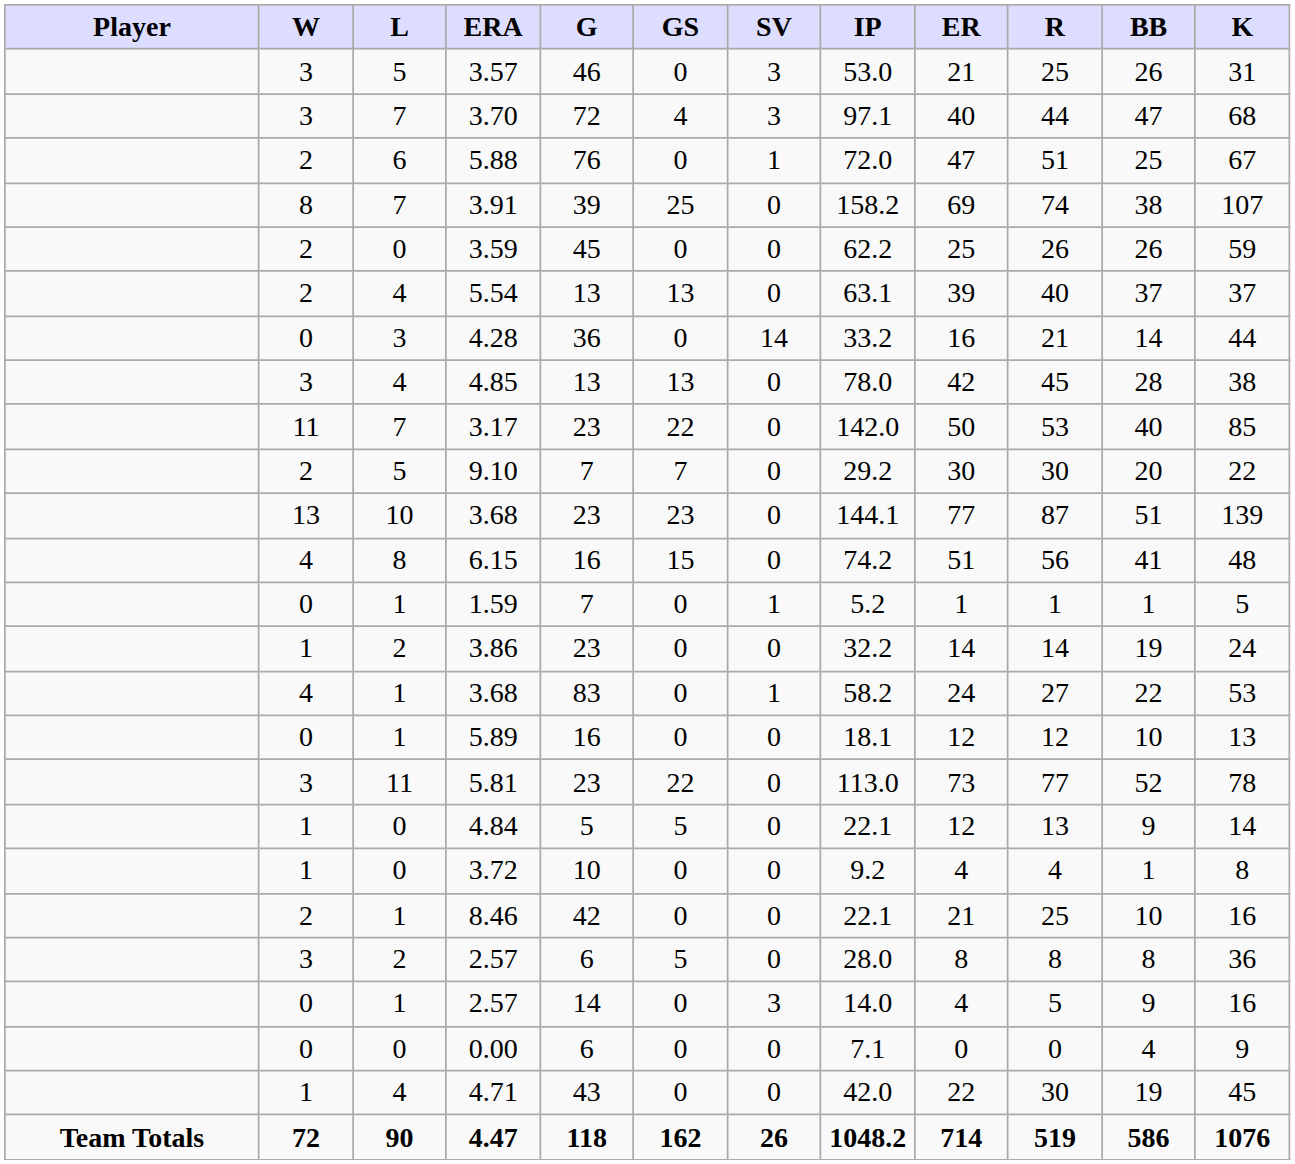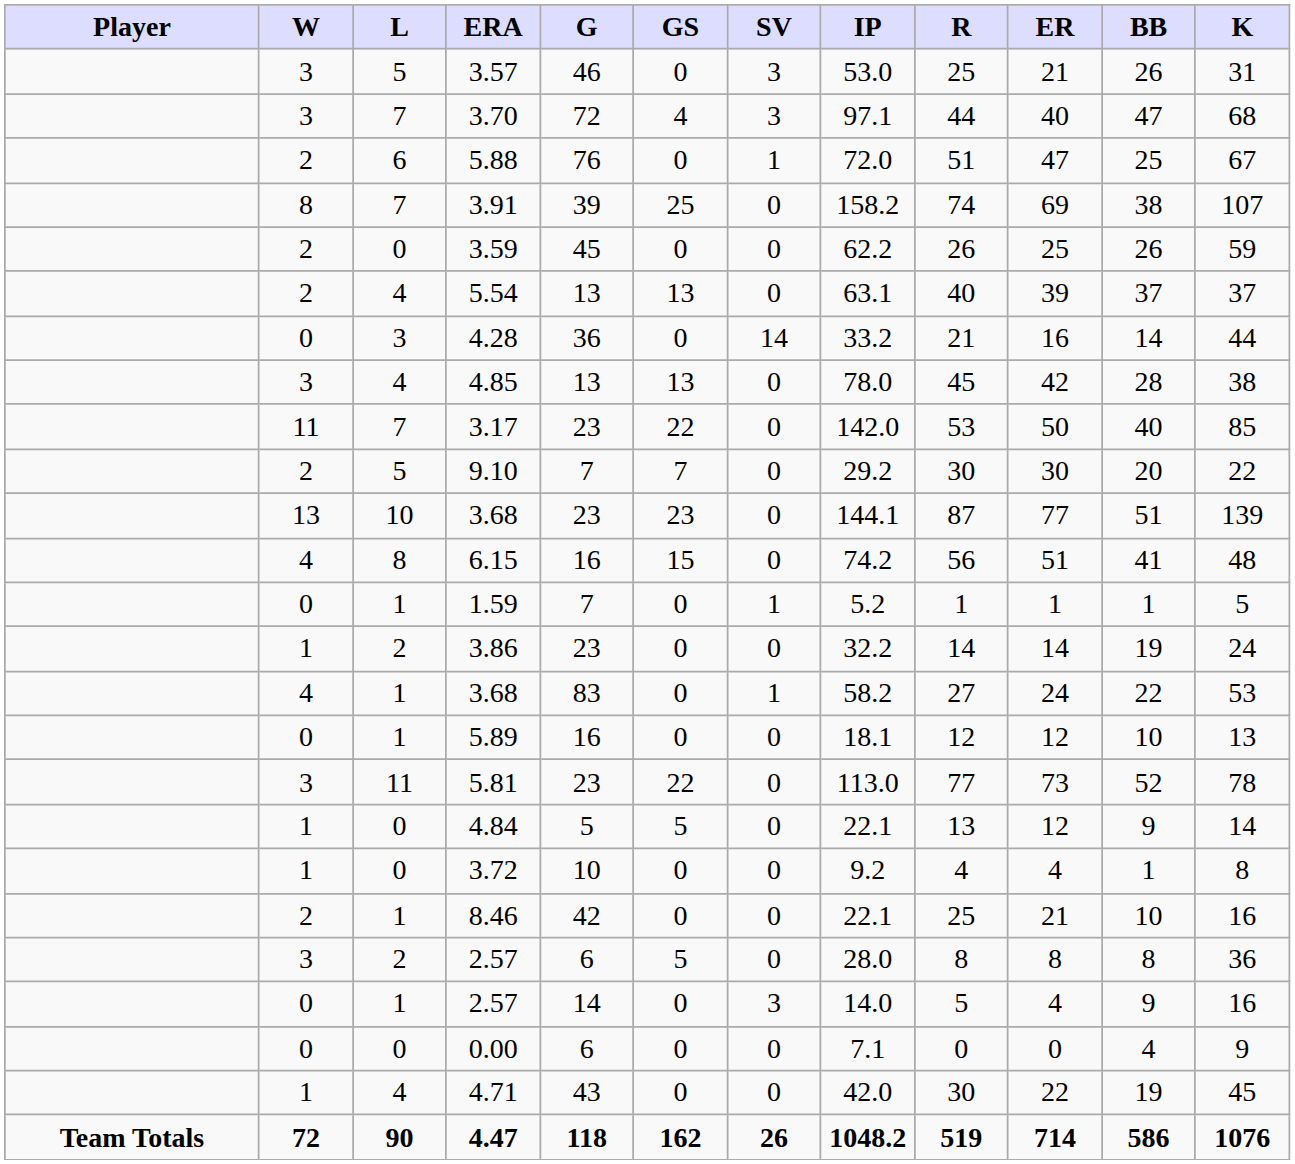columns swapped: (1055, 26) <-> (961, 26)
